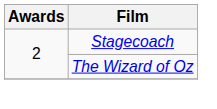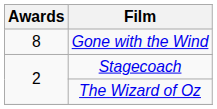+ row: (140, 41)
